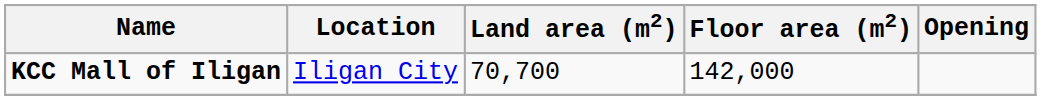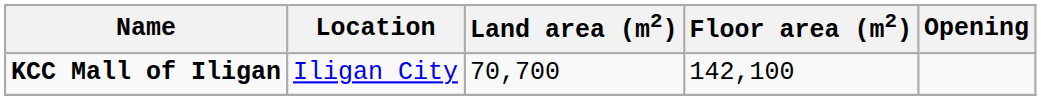(742, 73) 142,000 -> (742, 73) 142,100
